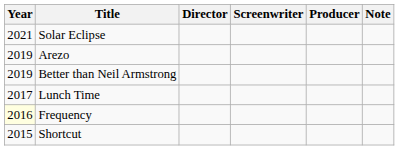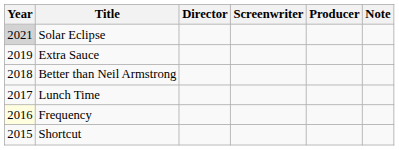(20, 34) no background -> (20, 34) lightgrey background
- row: (54, 54)
+ row: (69, 54)
(20, 74) 2019 -> (20, 74) 2018
